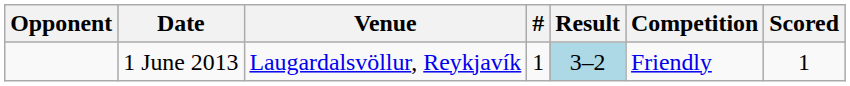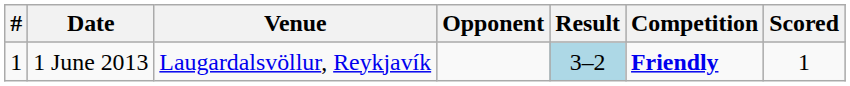columns swapped: (538, 23) <-> (61, 23)
(671, 61) normal -> (675, 61) bold
